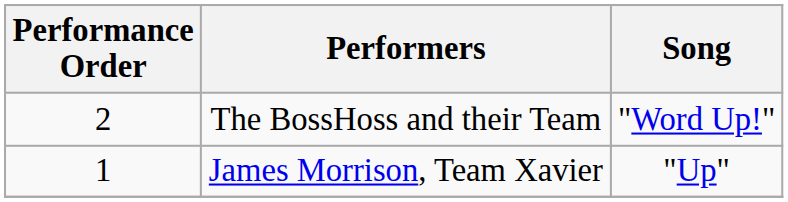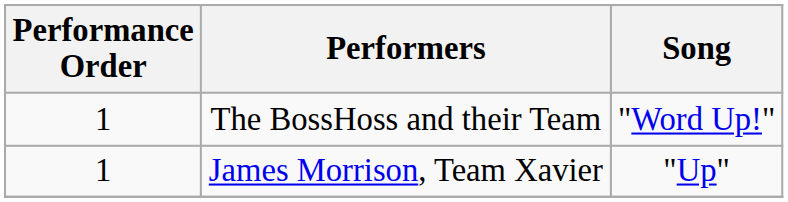(103, 118) 2 -> (103, 118) 1
